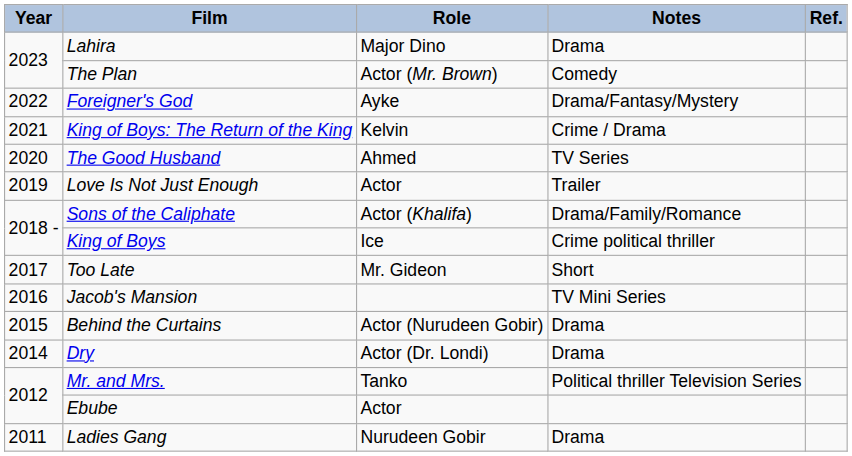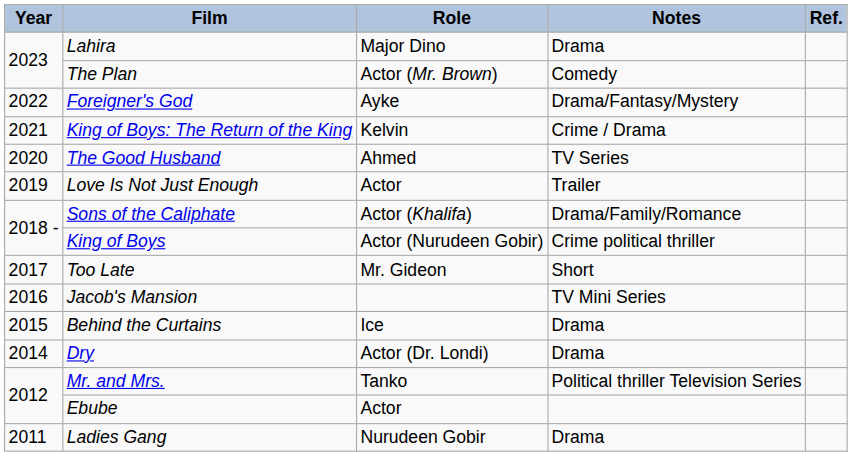(372, 241) Ice -> (452, 241) Actor (Nurudeen Gobir)
(452, 325) Actor (Nurudeen Gobir) -> (372, 325) Ice
